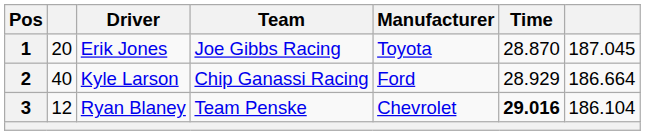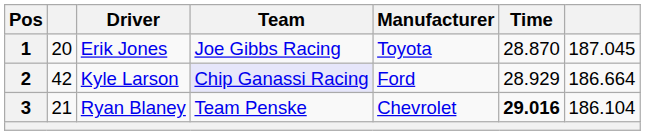(62, 78) 40 -> (62, 78) 42
(281, 78) no background -> (281, 78) lavender background
(62, 108) 12 -> (62, 108) 21
